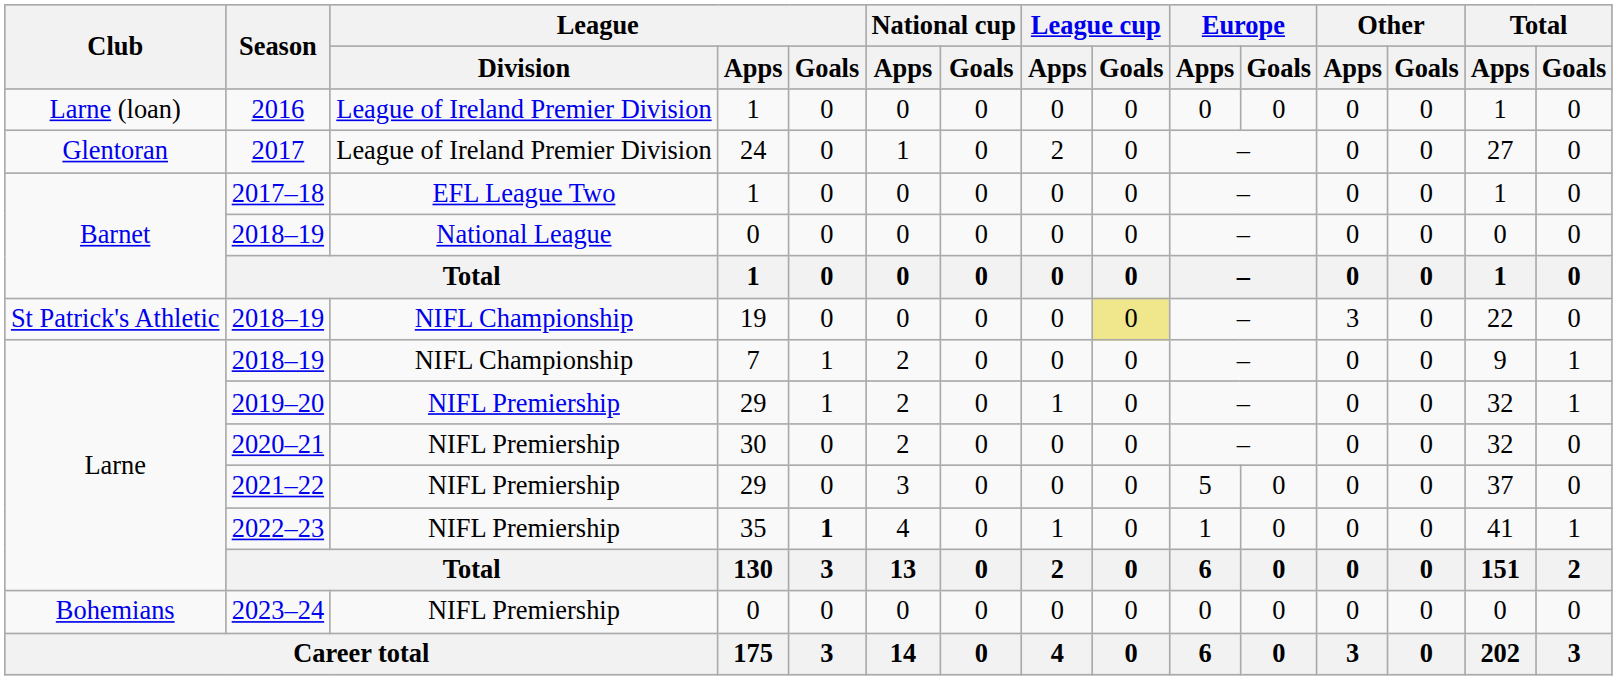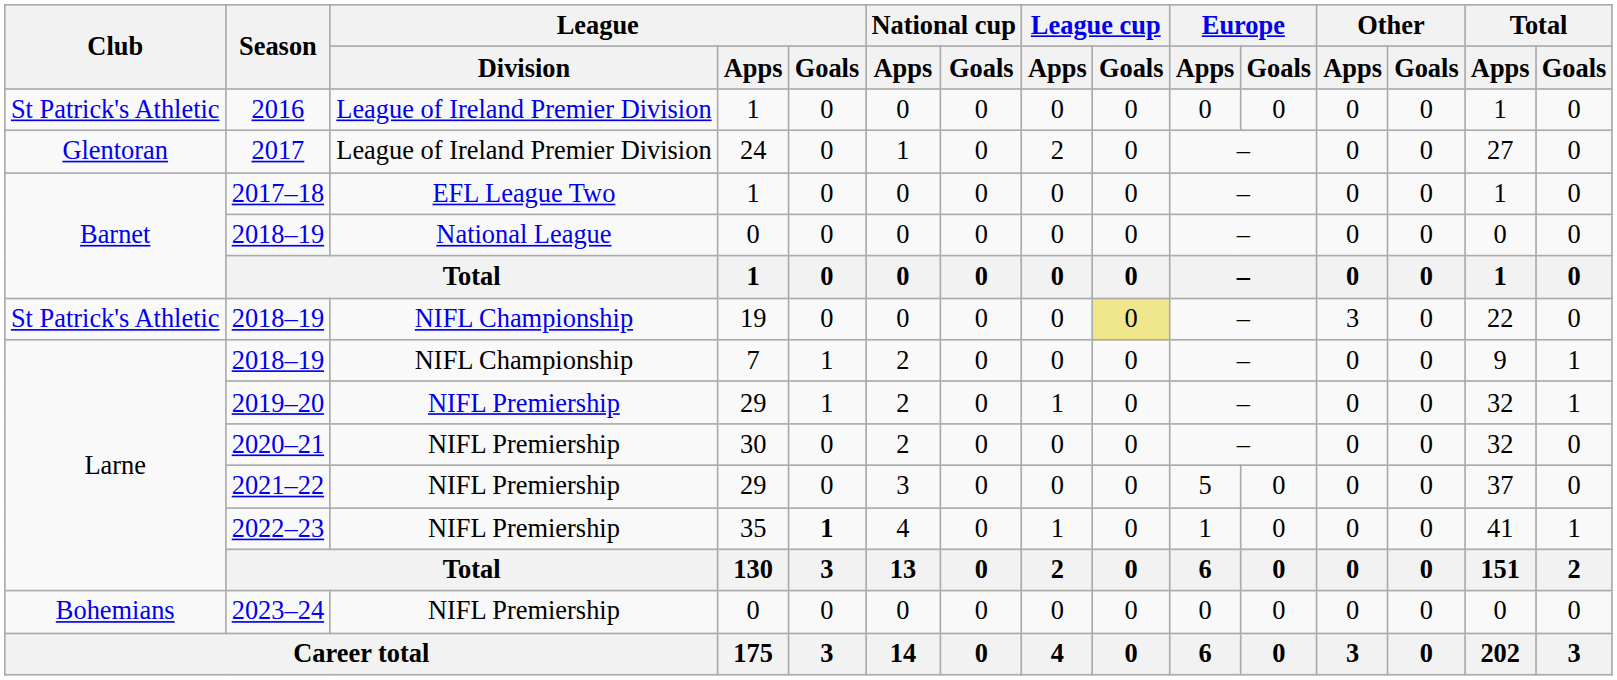(115, 109) Larne (loan) -> (115, 109) St Patrick's Athletic
